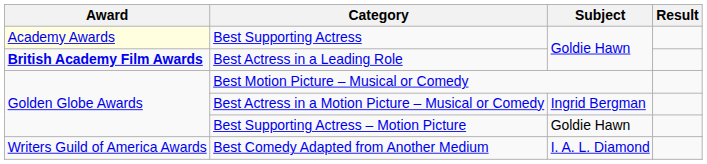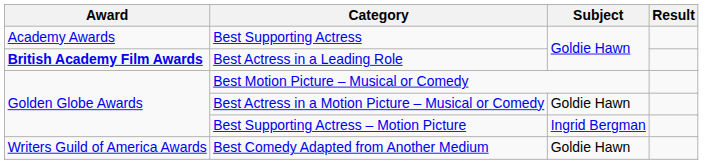(61, 37) lightyellow background -> (61, 37) no background
(598, 103) Ingrid Bergman -> (591, 103) Goldie Hawn
(591, 125) Goldie Hawn -> (598, 125) Ingrid Bergman
(600, 147) I. A. L. Diamond -> (591, 147) Goldie Hawn
